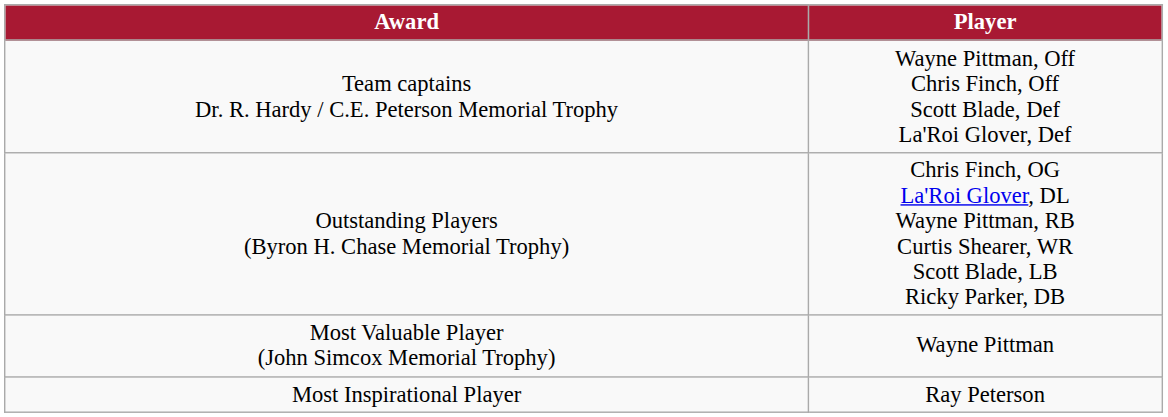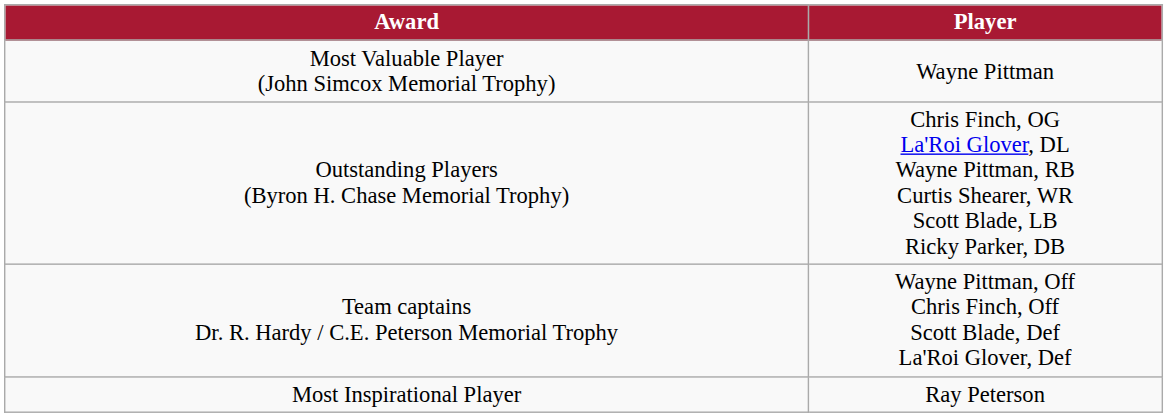rows swapped: (407, 345) <-> (407, 96)
